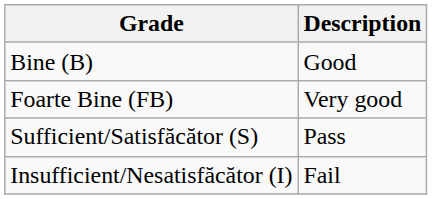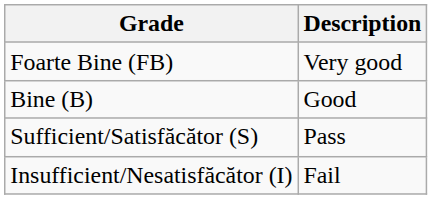rows swapped: (92, 99) <-> (52, 61)
